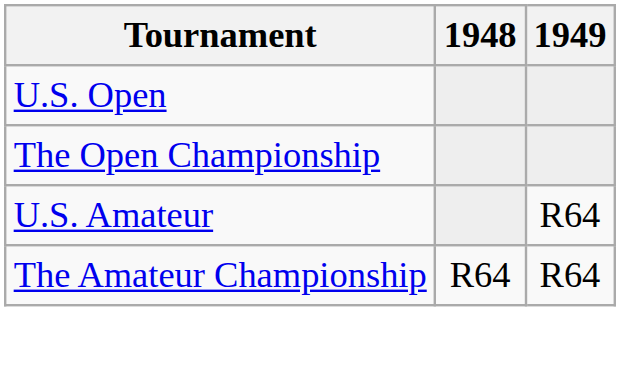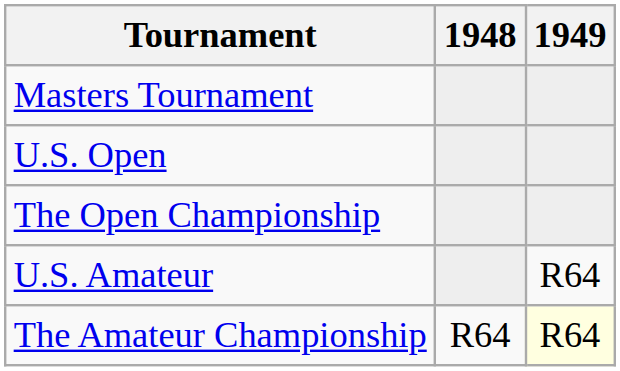+ row: (163, 94)
(570, 275) no background -> (570, 335) lightyellow background
